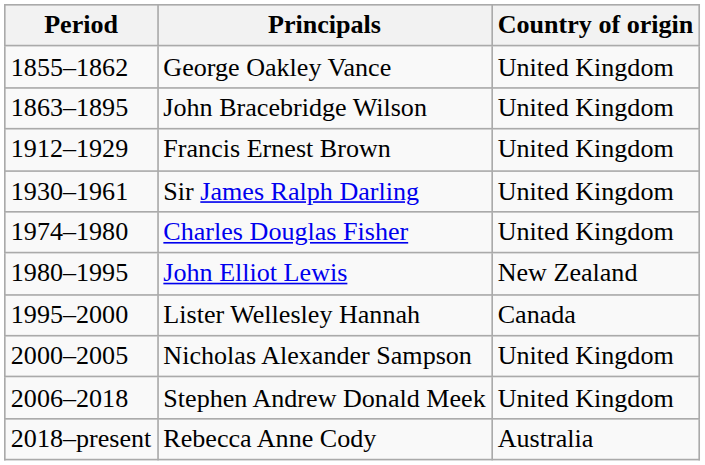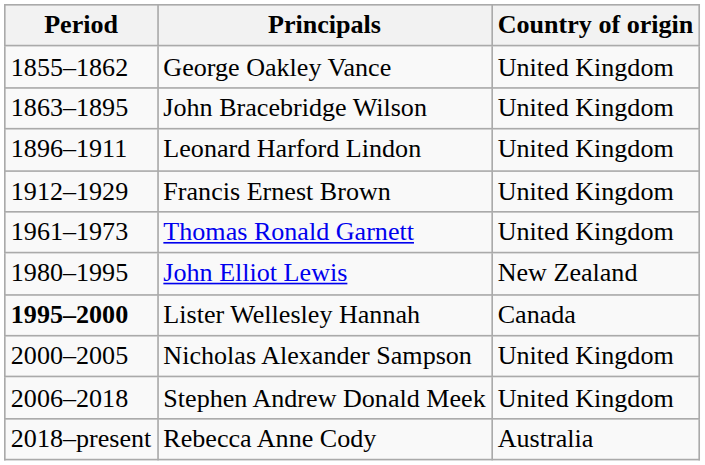+ row: (292, 149)
- row: (291, 190)
+ row: (289, 231)
- row: (286, 231)
(70, 314) normal -> (70, 314) bold
